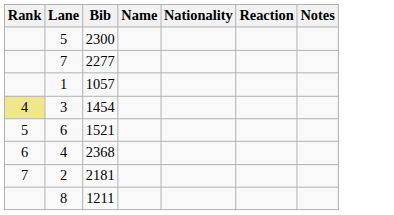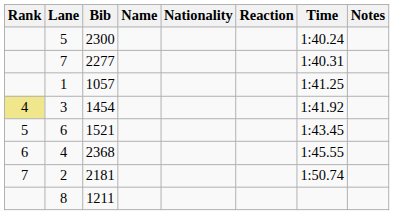+ column: (322, 15)
